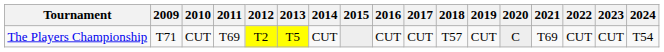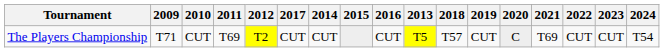columns swapped: (293, 15) <-> (420, 15)
